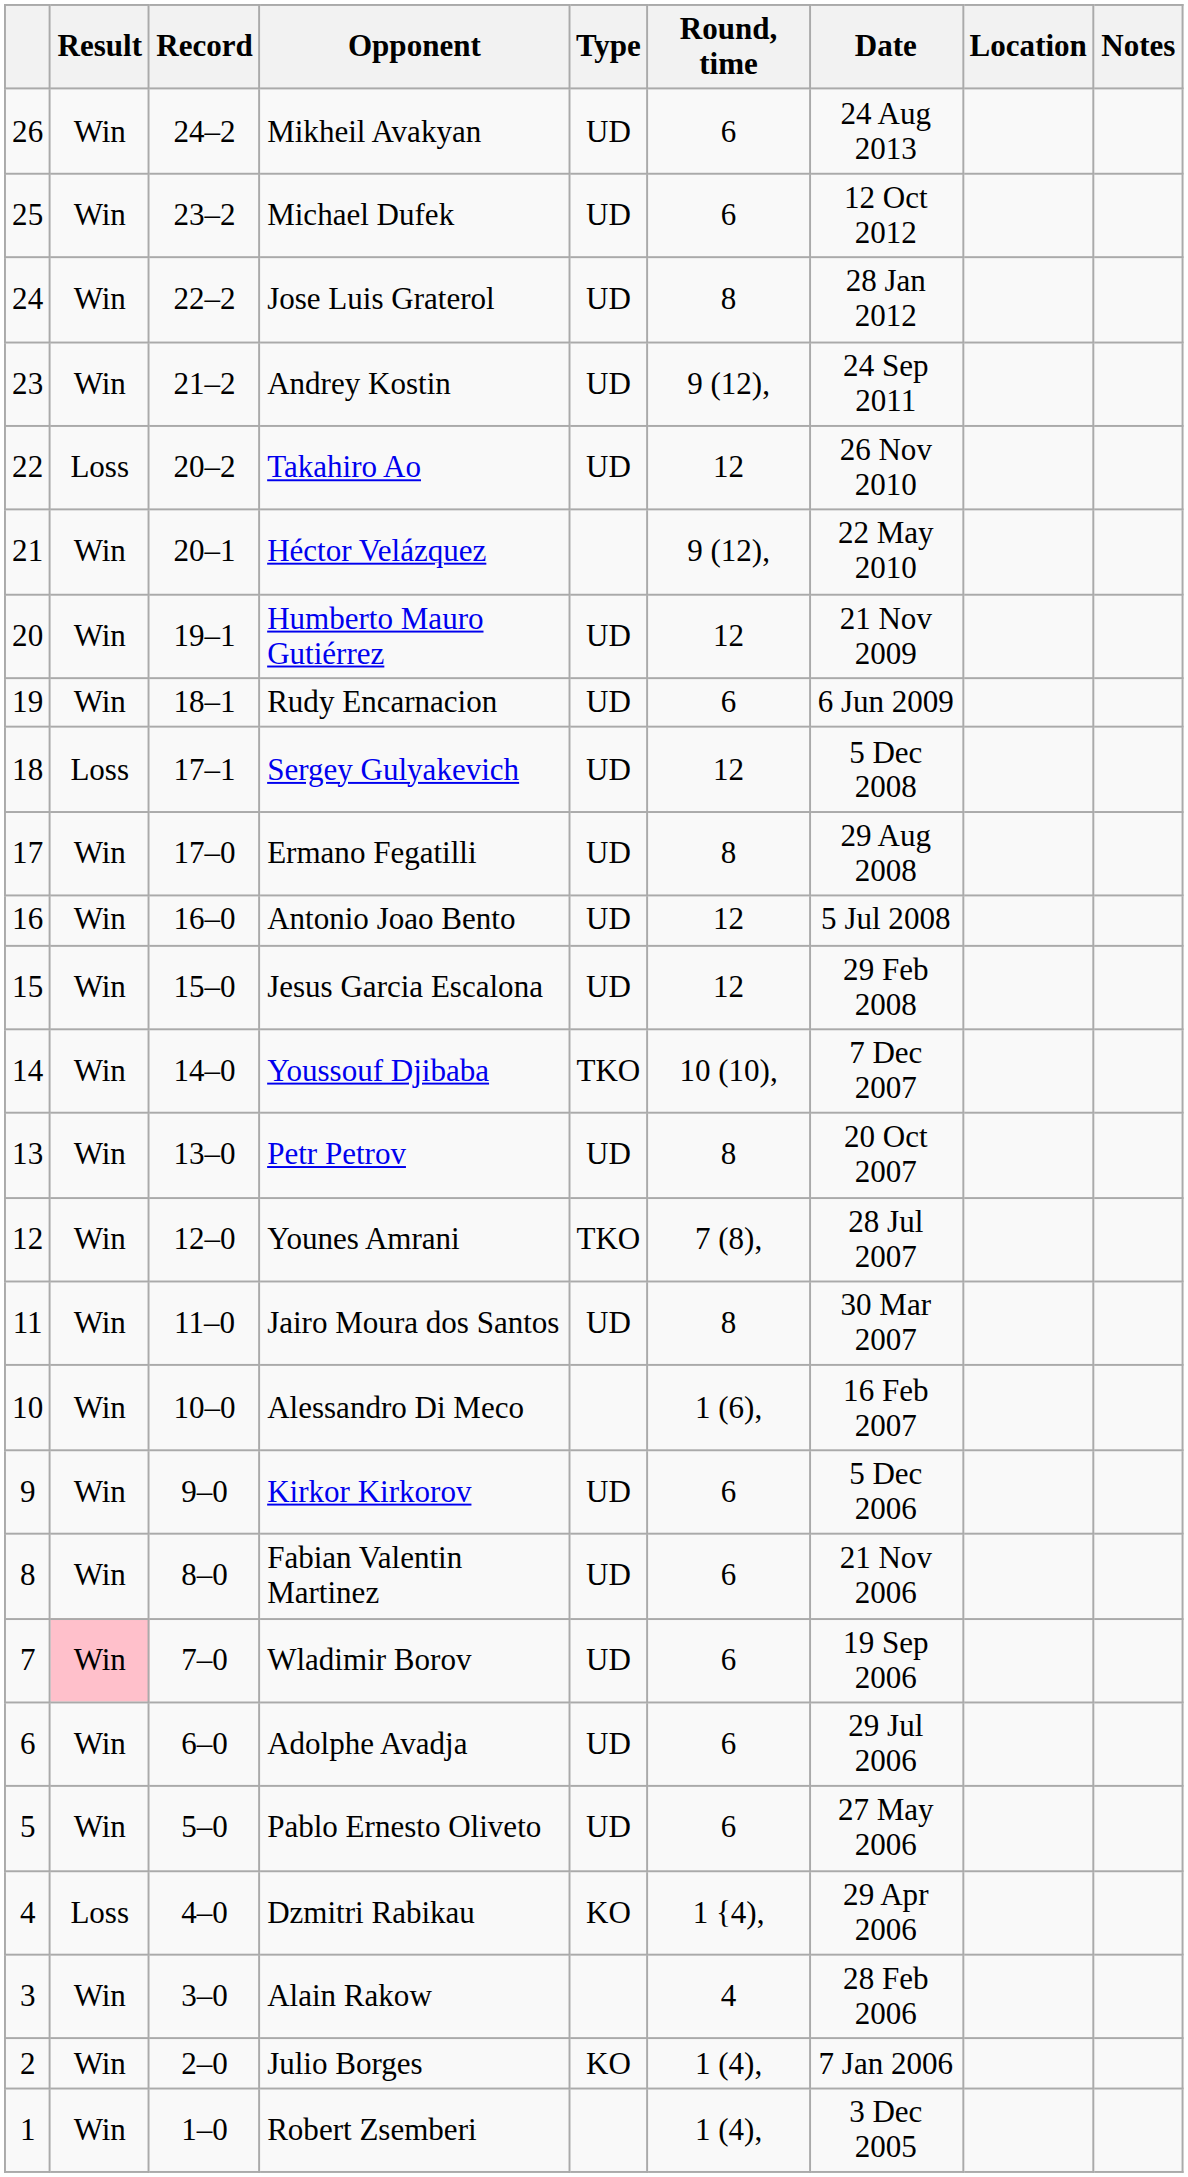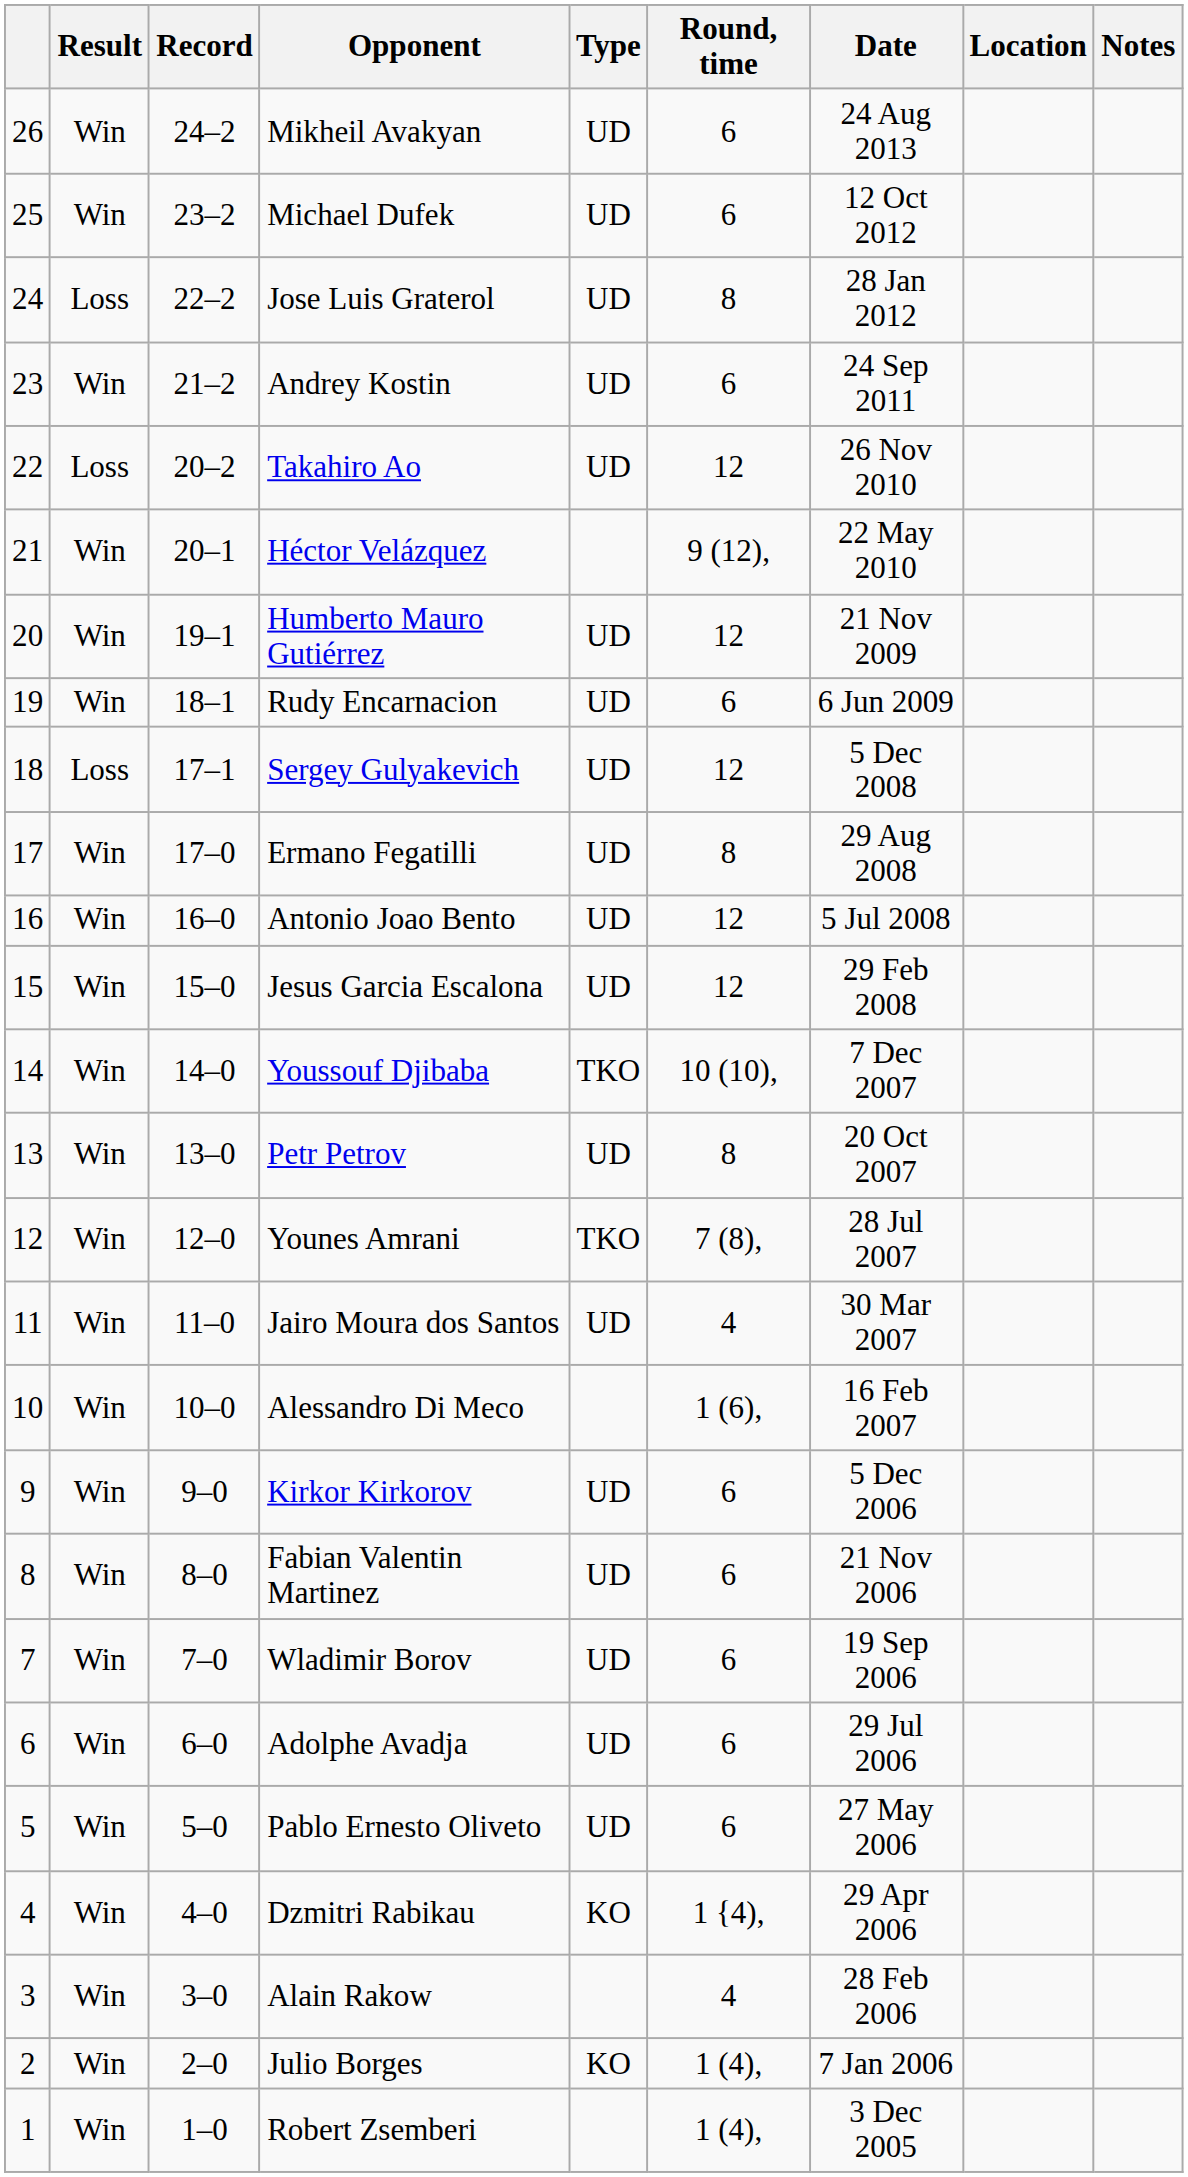(100, 299) Win -> (100, 299) Loss
(729, 383) 9 (12), -> (729, 383) 6
(729, 1323) 8 -> (729, 1323) 4
(100, 1659) pink background -> (100, 1659) no background
(100, 1912) Loss -> (100, 1912) Win
